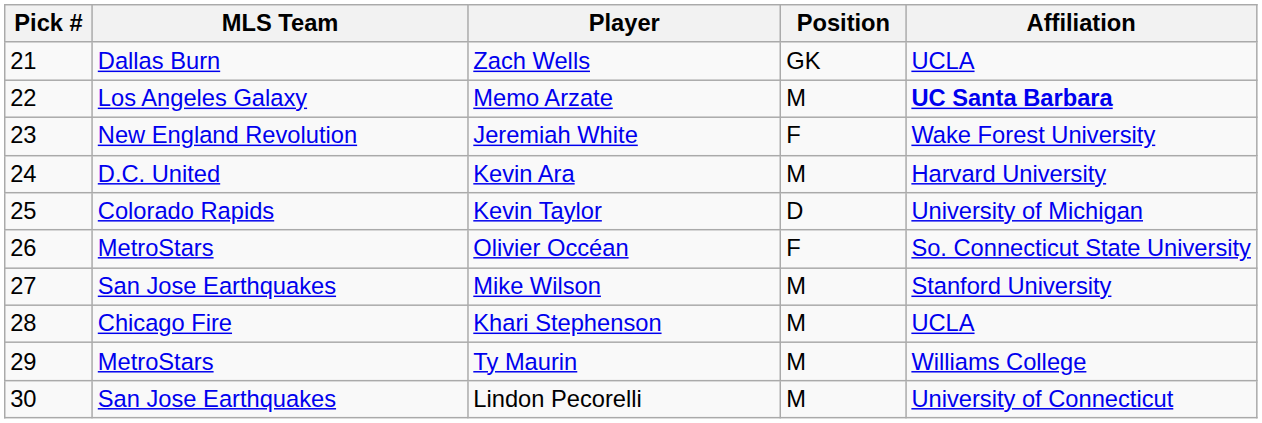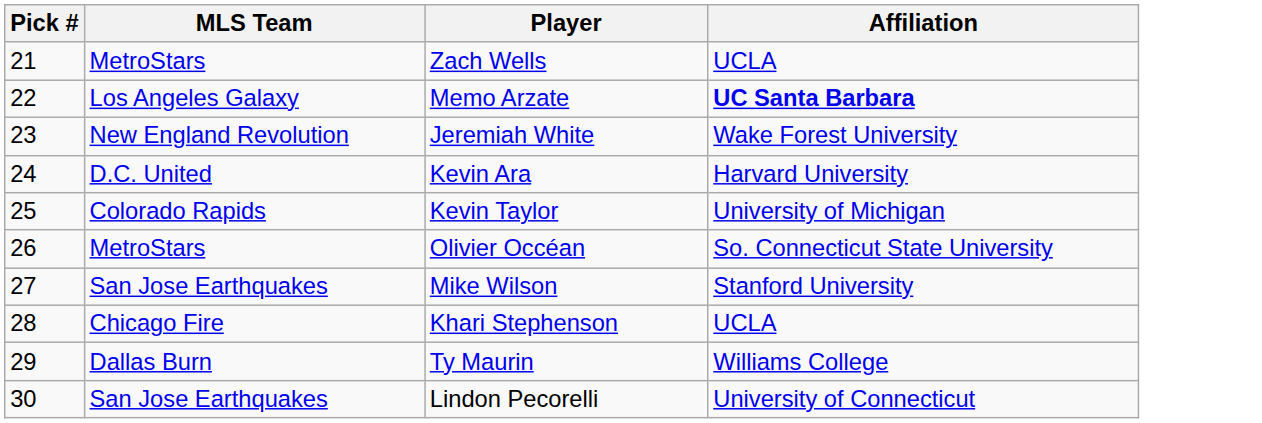- column: (843, 23)
(159, 60) Dallas Burn -> (147, 60) MetroStars
(156, 361) MetroStars -> (151, 361) Dallas Burn
